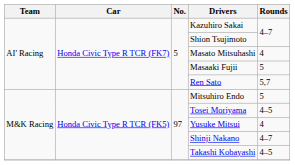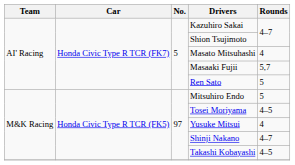(262, 67) 5 -> (265, 67) 5,7
(265, 81) 5,7 -> (262, 81) 5
